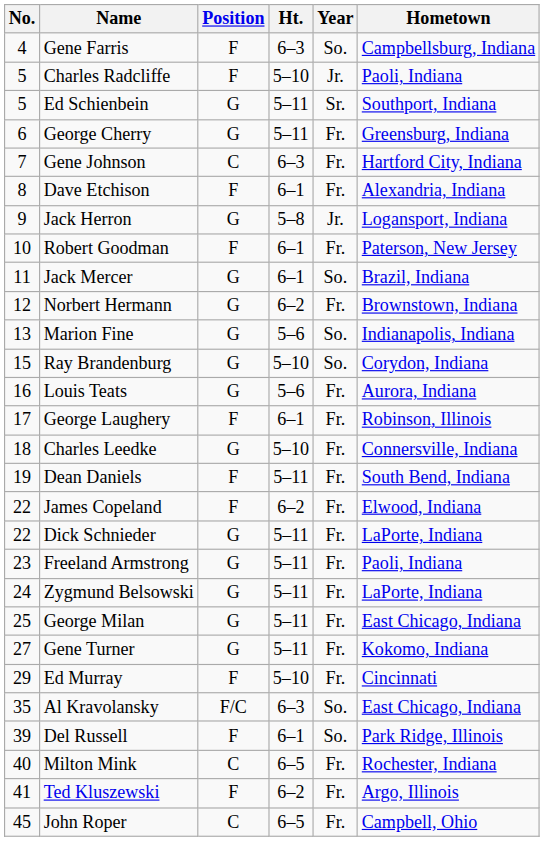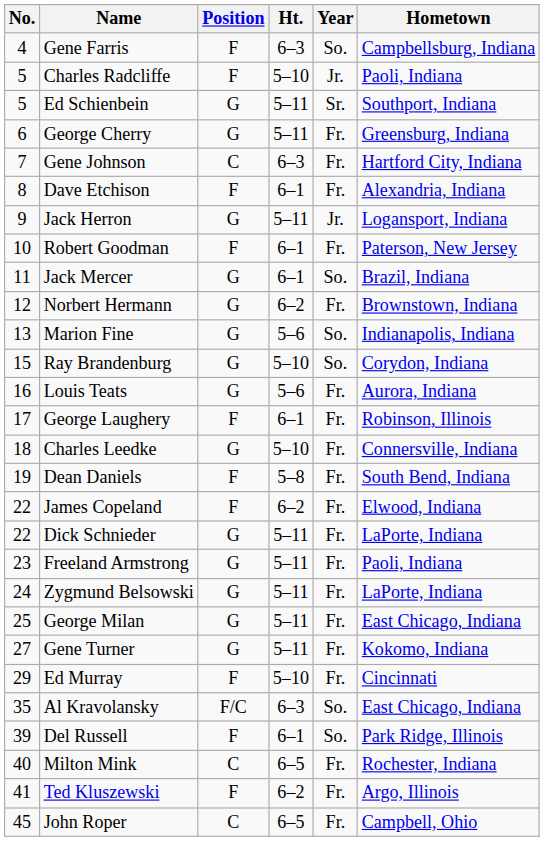(291, 219) 5–8 -> (291, 219) 5–11
(291, 477) 5–11 -> (291, 477) 5–8
